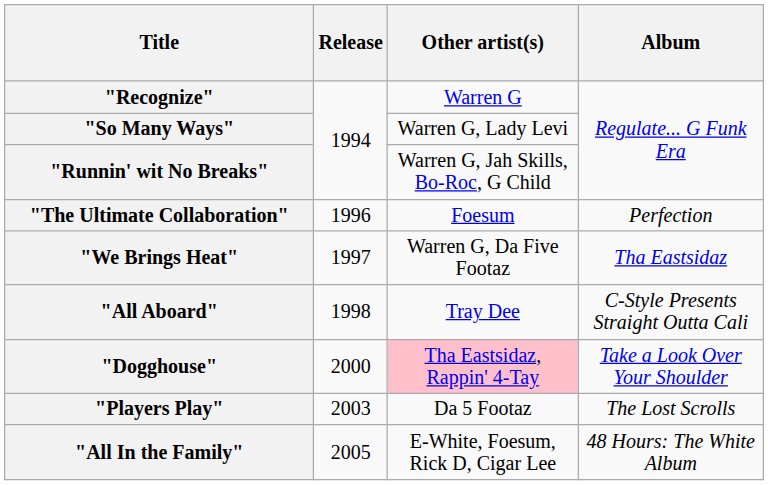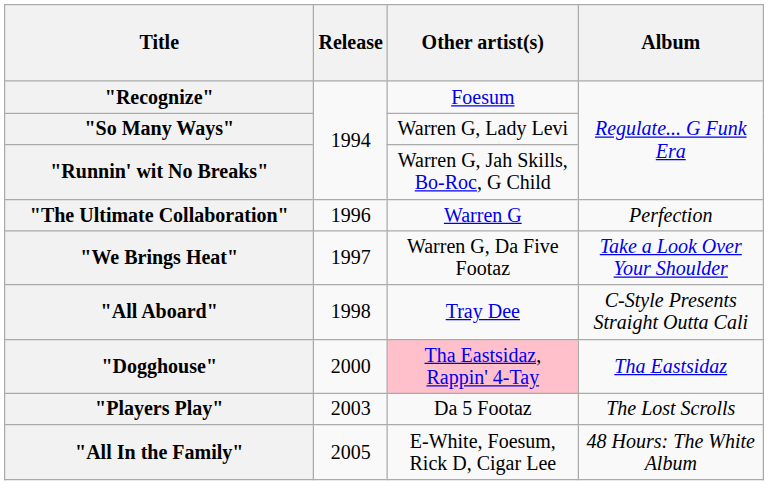(483, 97) Warren G -> (483, 97) Foesum
(483, 214) Foesum -> (483, 214) Warren G
(671, 257) Tha Eastsidaz -> (671, 257) Take a Look Over Your Shoulder
(671, 366) Take a Look Over Your Shoulder -> (671, 366) Tha Eastsidaz
